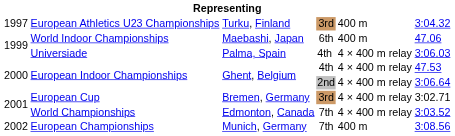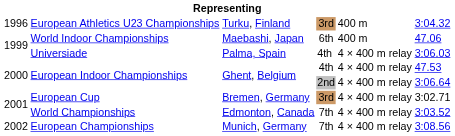(16, 23) 1997 -> (16, 23) 1996
(353, 127) 400 m -> (375, 127) 4 × 400 m relay
